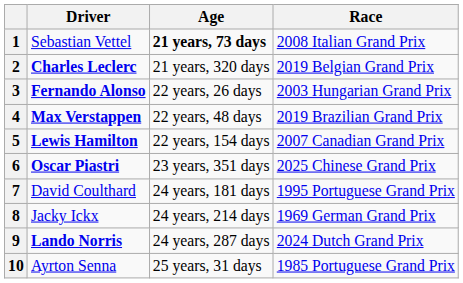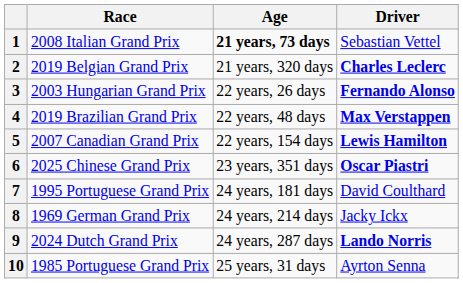columns swapped: (88, 16) <-> (366, 16)
